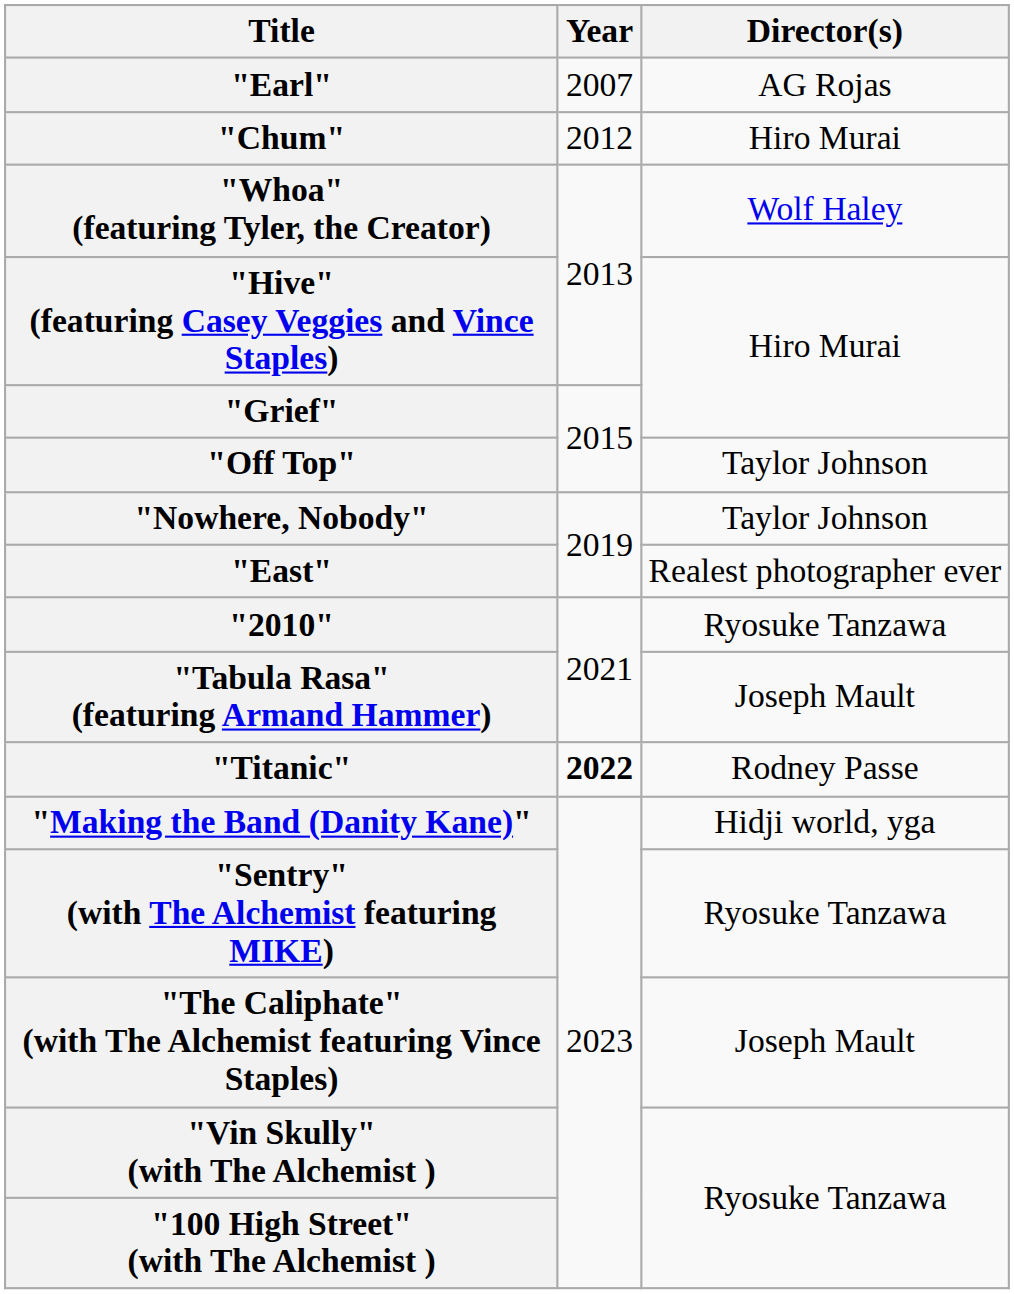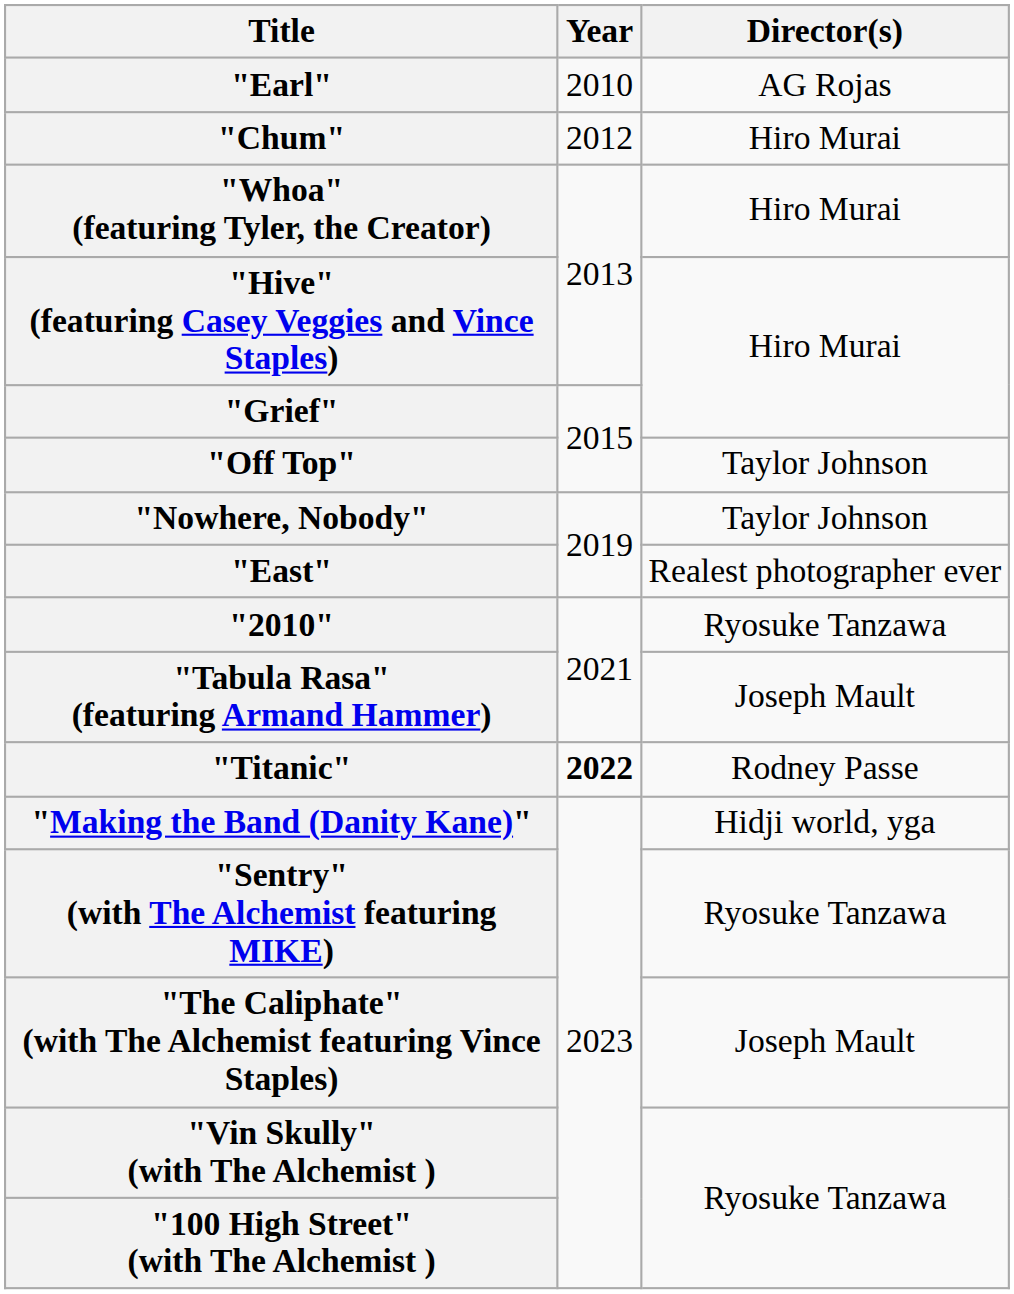(599, 84) 2007 -> (599, 84) 2010
(825, 209) Wolf Haley -> (825, 209) Hiro Murai
